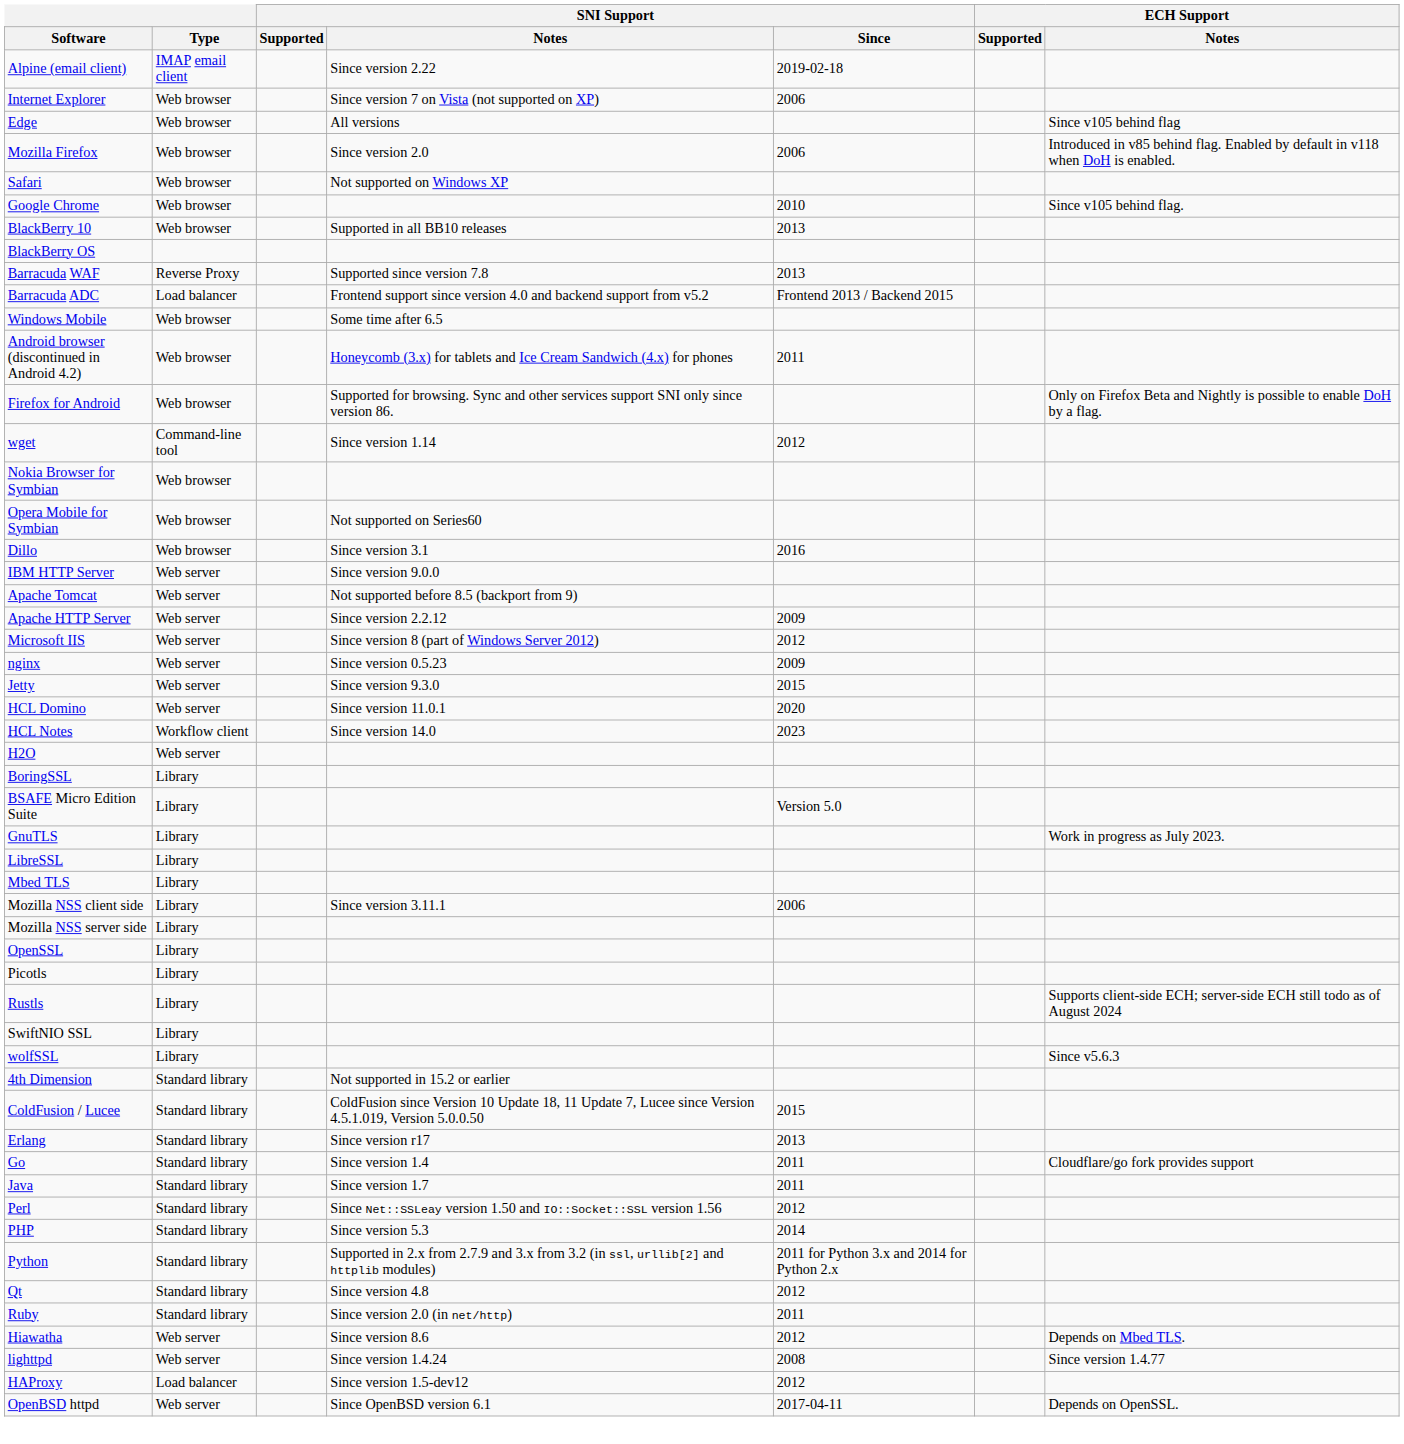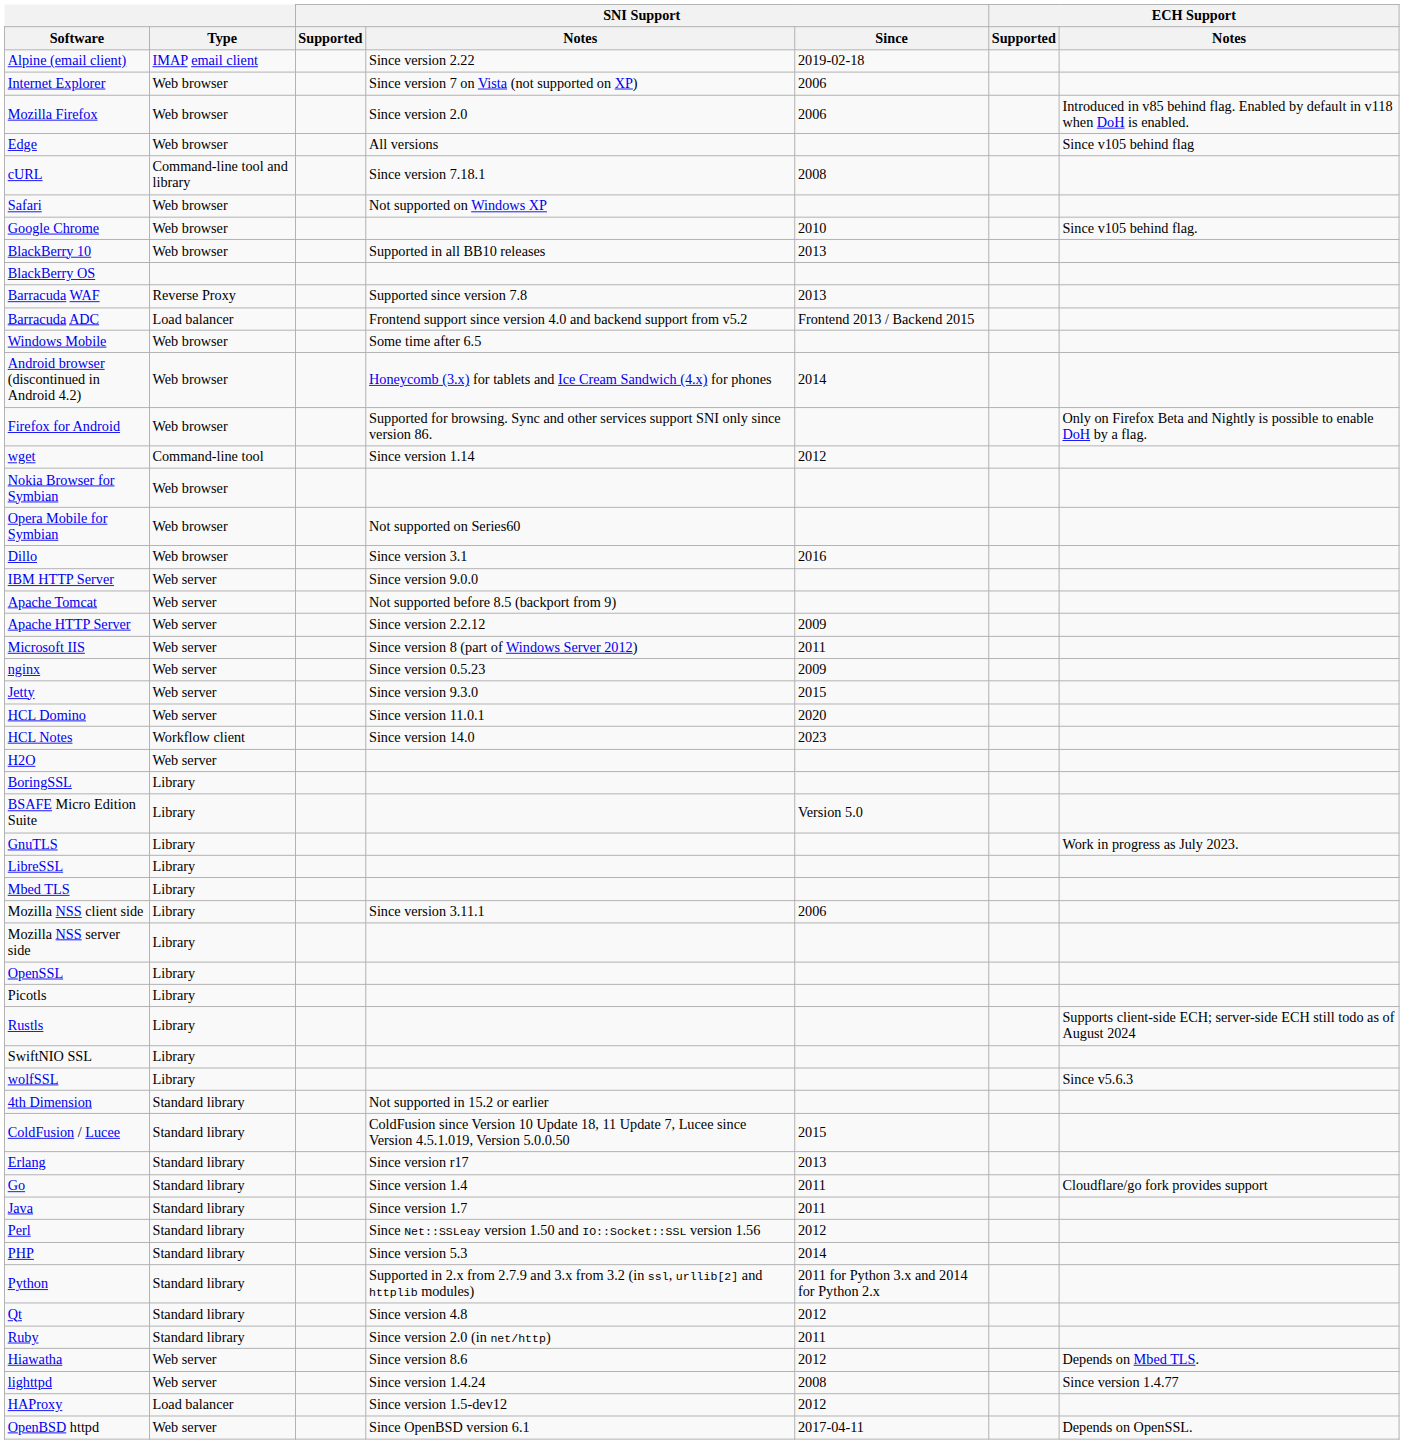rows swapped: (22, 122) <-> (53, 152)
+ row: (25, 175)
(791, 357) 2011 -> (812, 380) 2014
(791, 640) 2012 -> (812, 647) 2011
